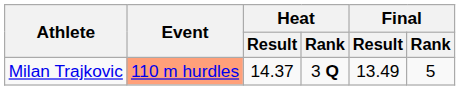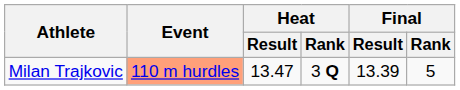(272, 72) 14.37 -> (272, 72) 13.47
(378, 72) 13.49 -> (378, 72) 13.39
